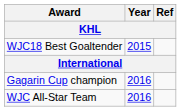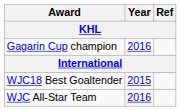rows swapped: (62, 81) <-> (65, 47)
